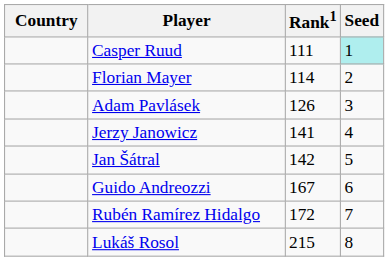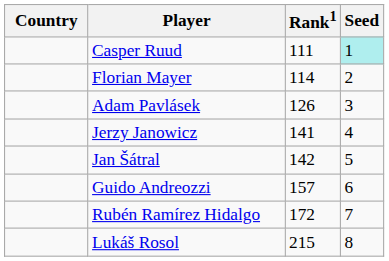(302, 187) 167 -> (302, 187) 157
